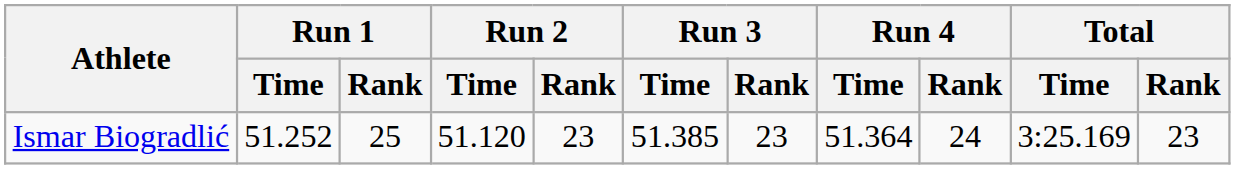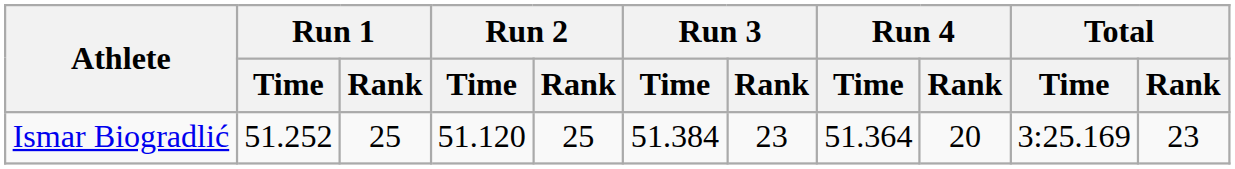(578, 137) 23 -> (578, 137) 25
(675, 137) 51.385 -> (675, 137) 51.384
(965, 137) 24 -> (965, 137) 20
